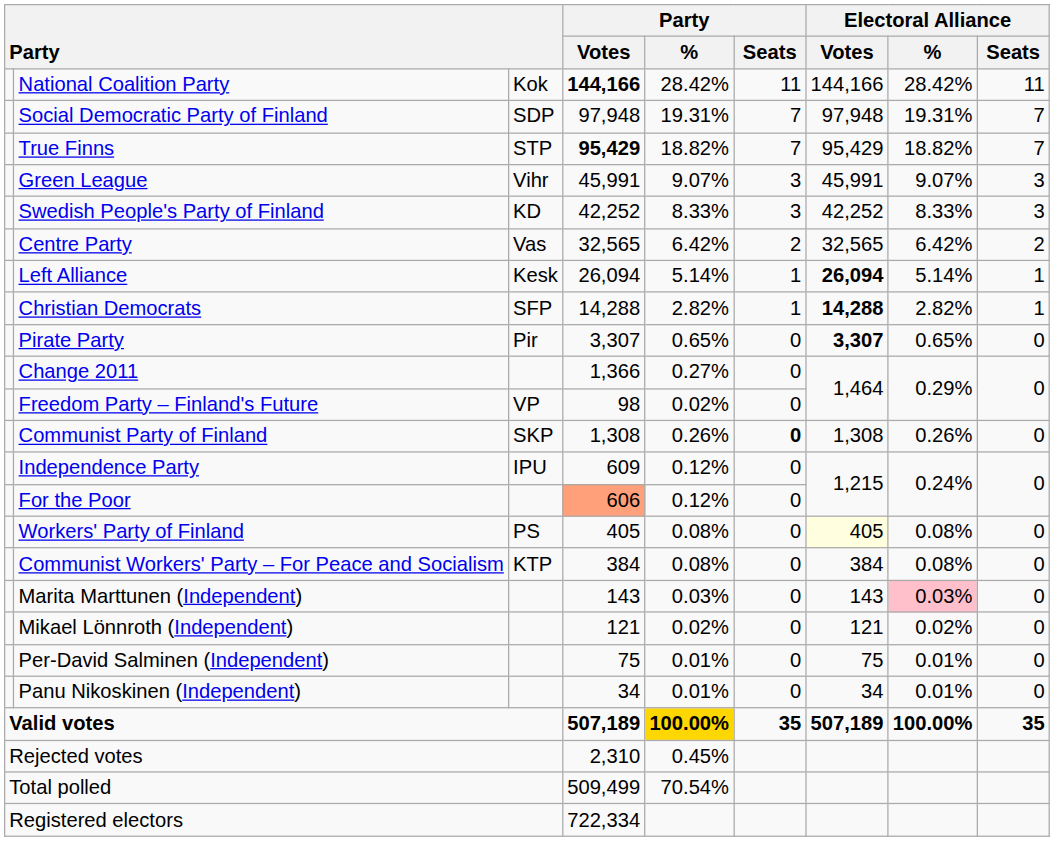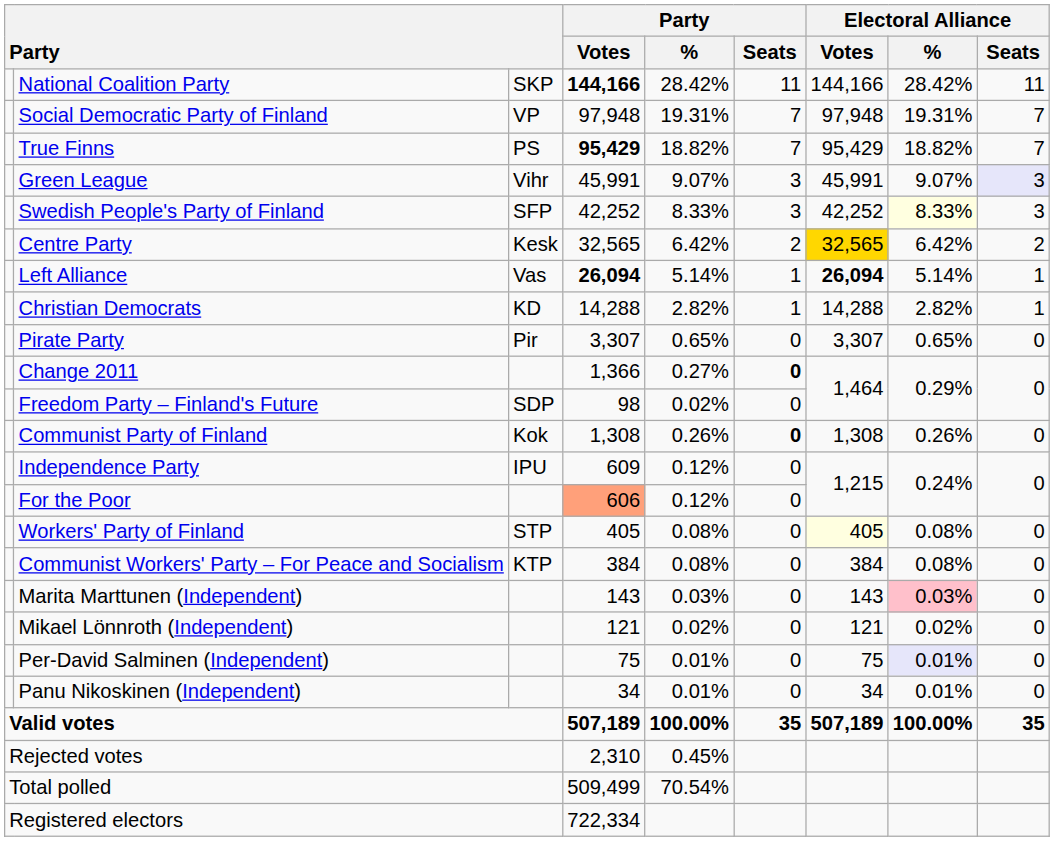(530, 84) Kok -> (533, 84) SKP
(534, 116) SDP -> (527, 116) VP
(533, 148) STP -> (527, 148) PS
(1039, 180) no background -> (1039, 180) lavender background
(527, 212) KD -> (533, 212) SFP
(944, 212) no background -> (944, 212) lightyellow background
(530, 244) Vas -> (536, 244) Kesk
(853, 244) no background -> (853, 244) gold background
(536, 276) Kesk -> (530, 276) Vas
(609, 276) normal -> (609, 276) bold
(533, 308) SFP -> (527, 308) KD
(853, 308) bold -> (853, 308) normal
(858, 340) bold -> (858, 340) normal
(796, 372) normal -> (796, 372) bold
(527, 404) VP -> (534, 404) SDP
(533, 436) SKP -> (530, 436) Kok
(527, 532) PS -> (533, 532) STP
(944, 659) no background -> (944, 659) lavender background
(689, 723) gold background -> (689, 723) no background
